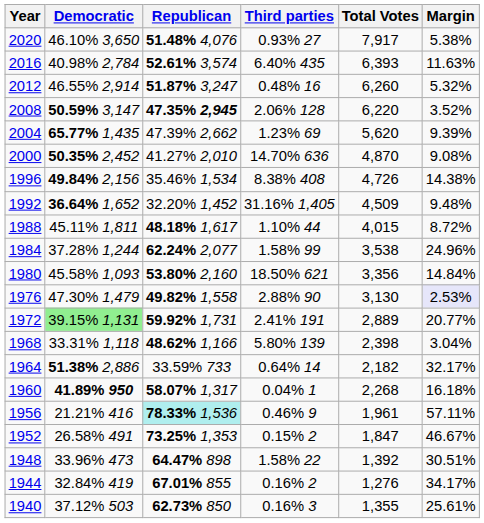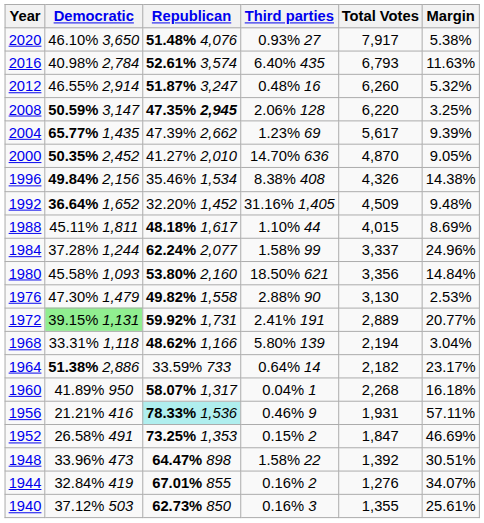(380, 63) 6,393 -> (380, 63) 6,793
(451, 110) 3.52% -> (451, 110) 3.25%
(380, 133) 5,620 -> (380, 133) 5,617
(451, 156) 9.08% -> (451, 156) 9.05%
(380, 180) 4,726 -> (380, 180) 4,326
(451, 226) 8.72% -> (451, 226) 8.69%
(380, 250) 3,538 -> (380, 250) 3,337
(451, 296) lavender background -> (451, 296) no background
(380, 343) 2,398 -> (380, 343) 2,194
(451, 366) 32.17% -> (451, 366) 23.17%
(94, 390) bold -> (94, 390) normal
(380, 413) 1,961 -> (380, 413) 1,931
(451, 436) 46.67% -> (451, 436) 46.69%
(451, 483) 34.17% -> (451, 483) 34.07%
